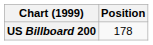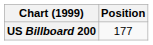(123, 31) 178 -> (123, 31) 177
